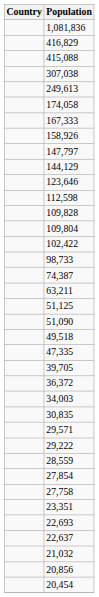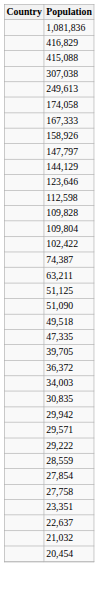- row: (60, 259)
+ row: (60, 414)
- row: (60, 523)
- row: (60, 569)
